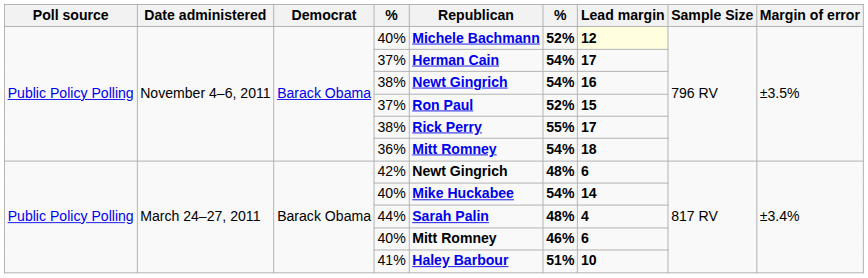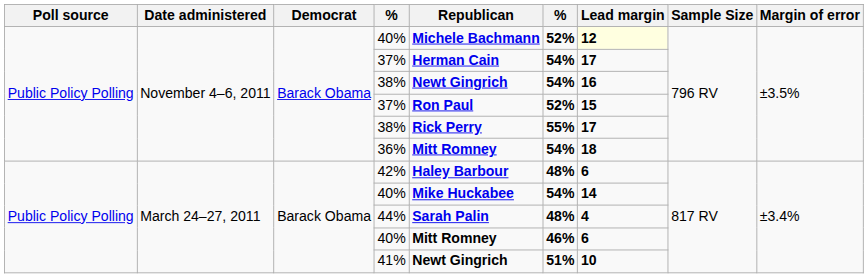(460, 171) Newt Gingrich -> (460, 171) Haley Barbour
(460, 261) Haley Barbour -> (460, 261) Newt Gingrich
